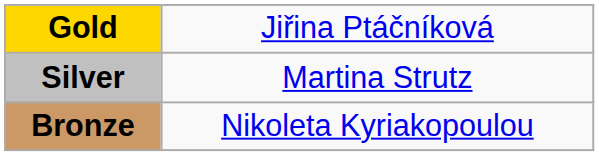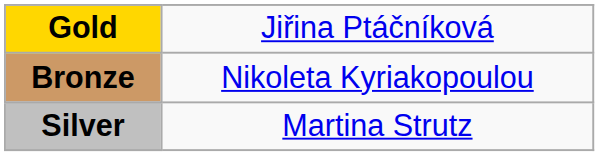rows swapped: (83, 77) <-> (83, 125)
